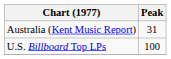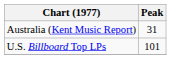(152, 46) 100 -> (152, 46) 101
